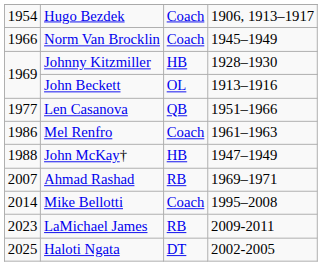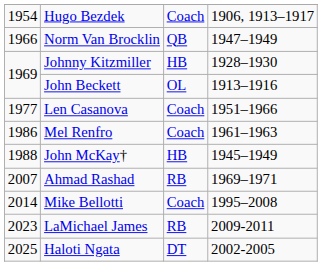(186, 39) Coach -> (177, 39) QB
(244, 39) 1945–1949 -> (244, 39) 1947–1949
(177, 109) QB -> (186, 109) Coach
(244, 156) 1947–1949 -> (244, 156) 1945–1949
